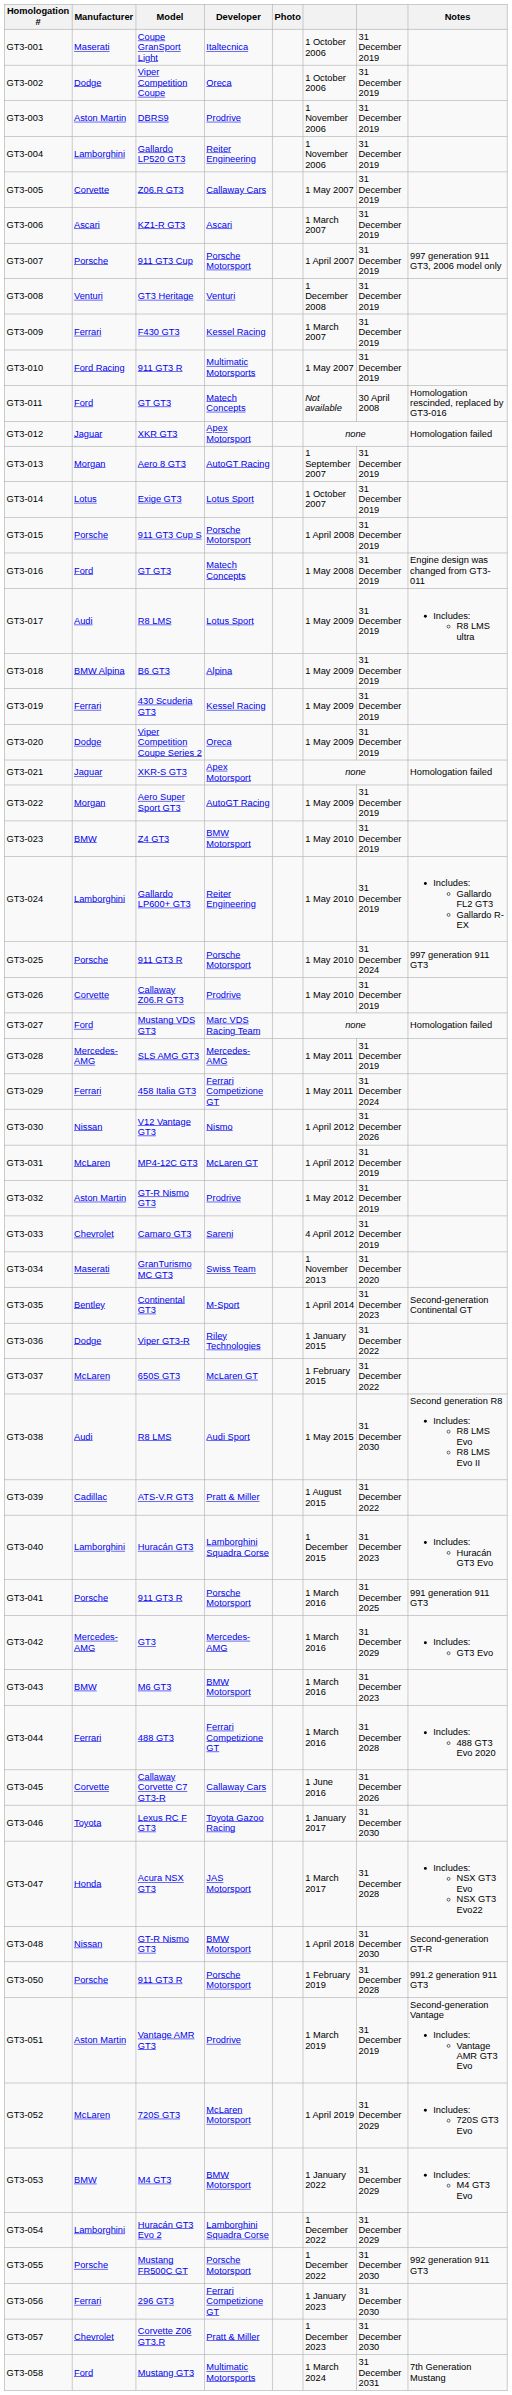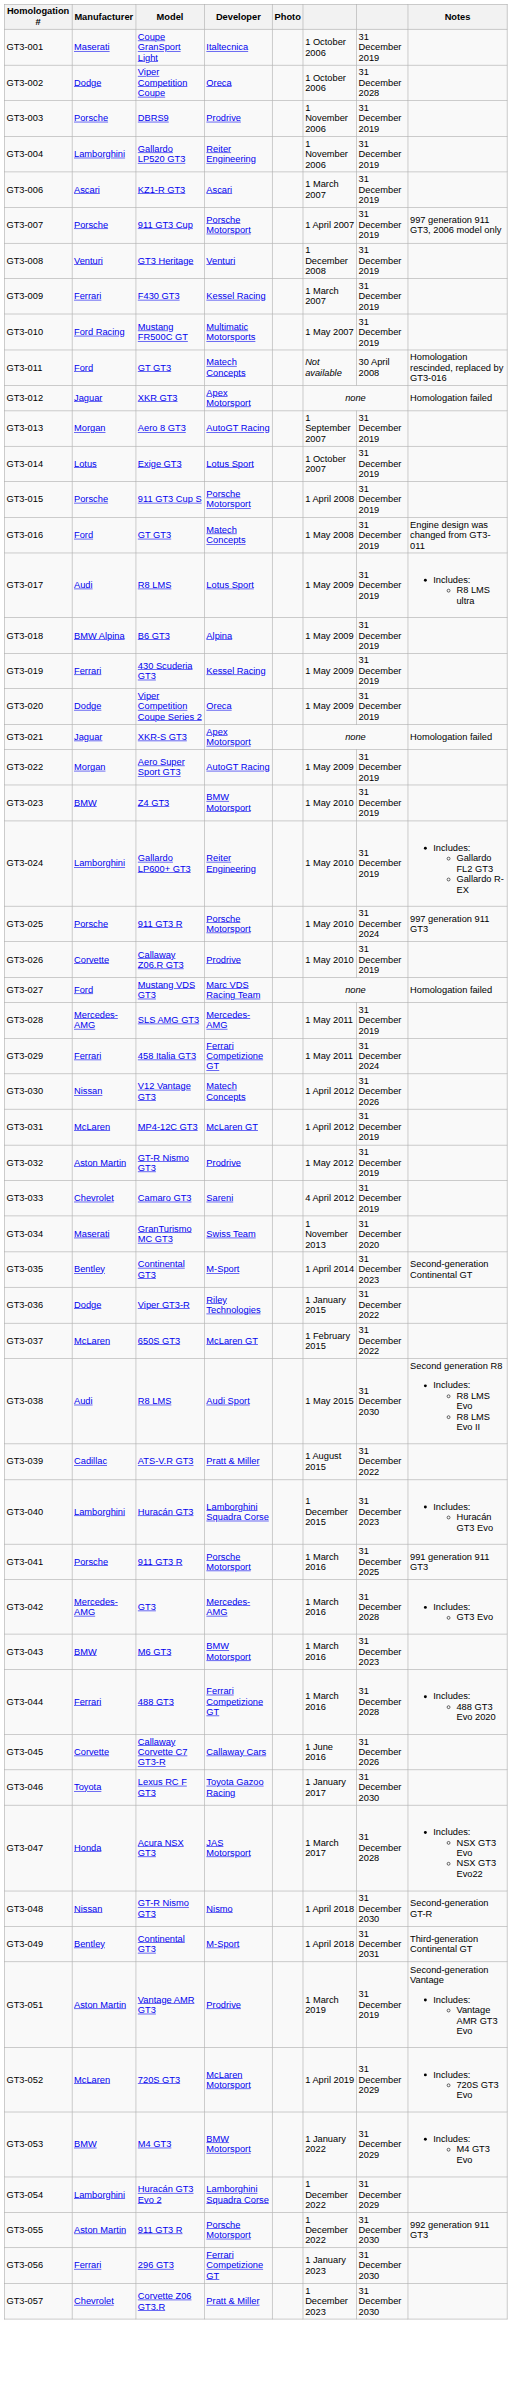(380, 83) 31 December 2019 -> (380, 83) 31 December 2028
(100, 118) Aston Martin -> (91, 118) Porsche
- row: (25, 189)
(160, 367) 911 GT3 R -> (163, 332) Mustang FR500C GT
(220, 1127) Nismo -> (226, 1091) Matech Concepts
(380, 1642) 31 December 2029 -> (380, 1607) 31 December 2028
(229, 1944) BMW Motorsport -> (220, 1908) Nismo
+ row: (25, 1944)
- row: (25, 1980)
(91, 2265) Porsche -> (100, 2230) Aston Martin
(163, 2265) Mustang FR500C GT -> (160, 2230) 911 GT3 R
- row: (25, 2372)
